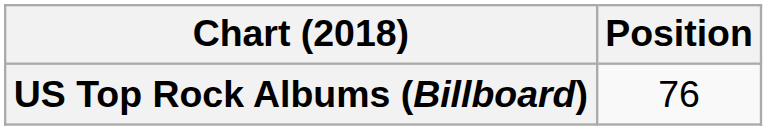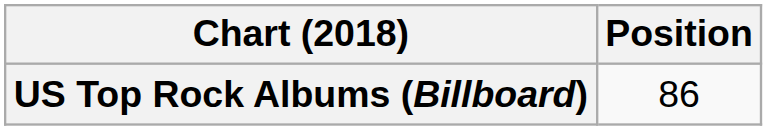(679, 93) 76 -> (679, 93) 86
